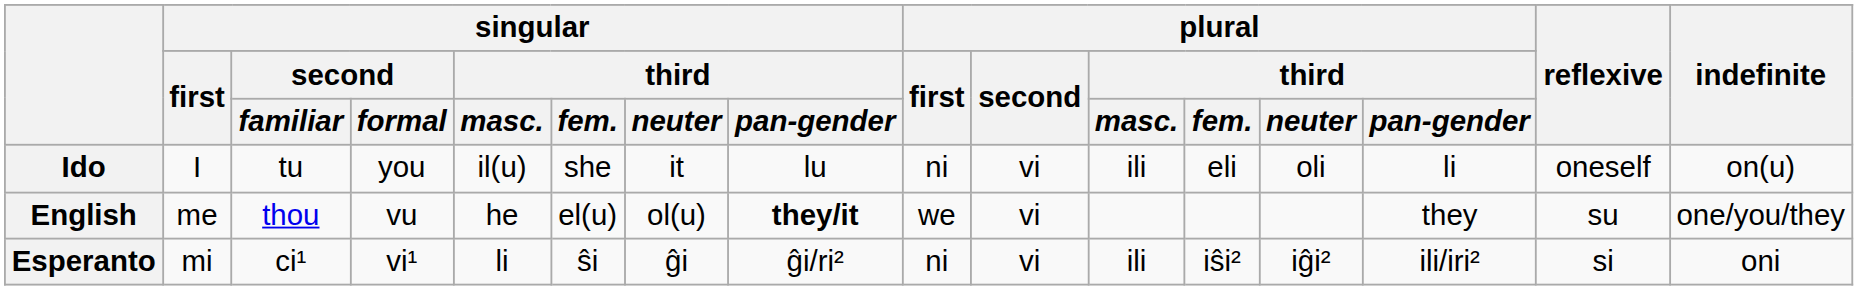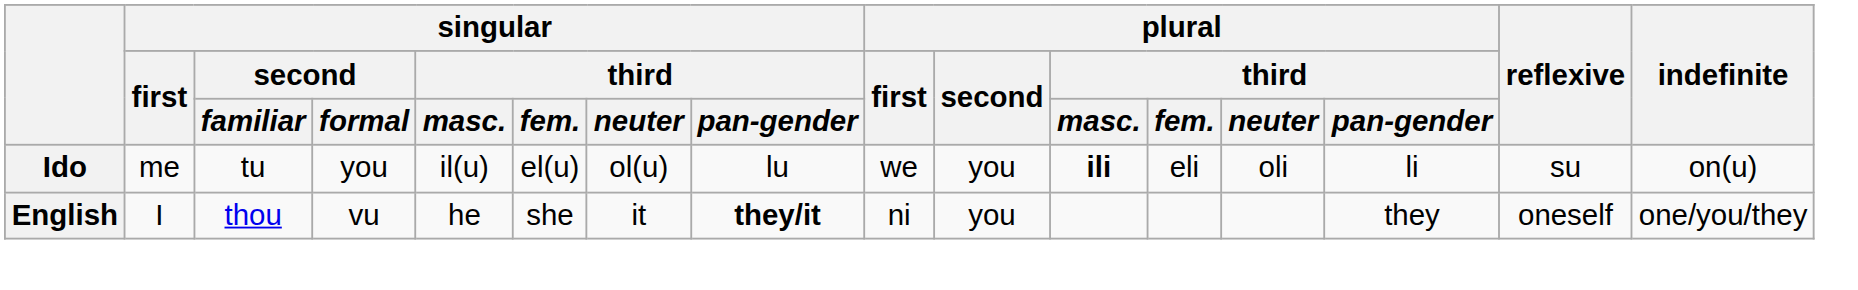(197, 167) I -> (159, 167) me
(588, 167) she -> (550, 167) el(u)
(676, 167) it -> (639, 167) ol(u)
(937, 167) ni -> (899, 167) we
(1030, 167) vi -> (992, 167) you
(1137, 167) normal -> (1099, 167) bold
(1603, 167) oneself -> (1565, 167) su
(197, 214) me -> (159, 214) I
(588, 214) el(u) -> (550, 214) she
(676, 214) ol(u) -> (639, 214) it
(937, 214) we -> (899, 214) ni
(1030, 214) vi -> (992, 214) you
(1603, 214) su -> (1565, 214) oneself
- row: (84, 261)
